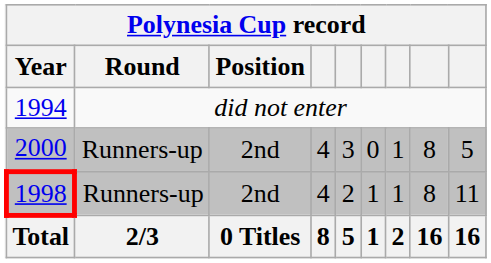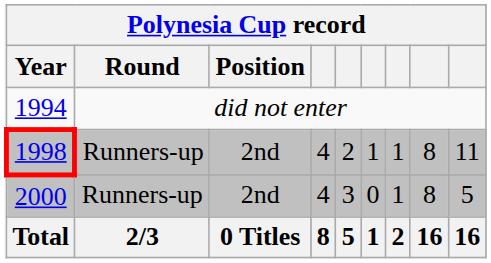rows swapped: (41, 192) <-> (41, 148)
